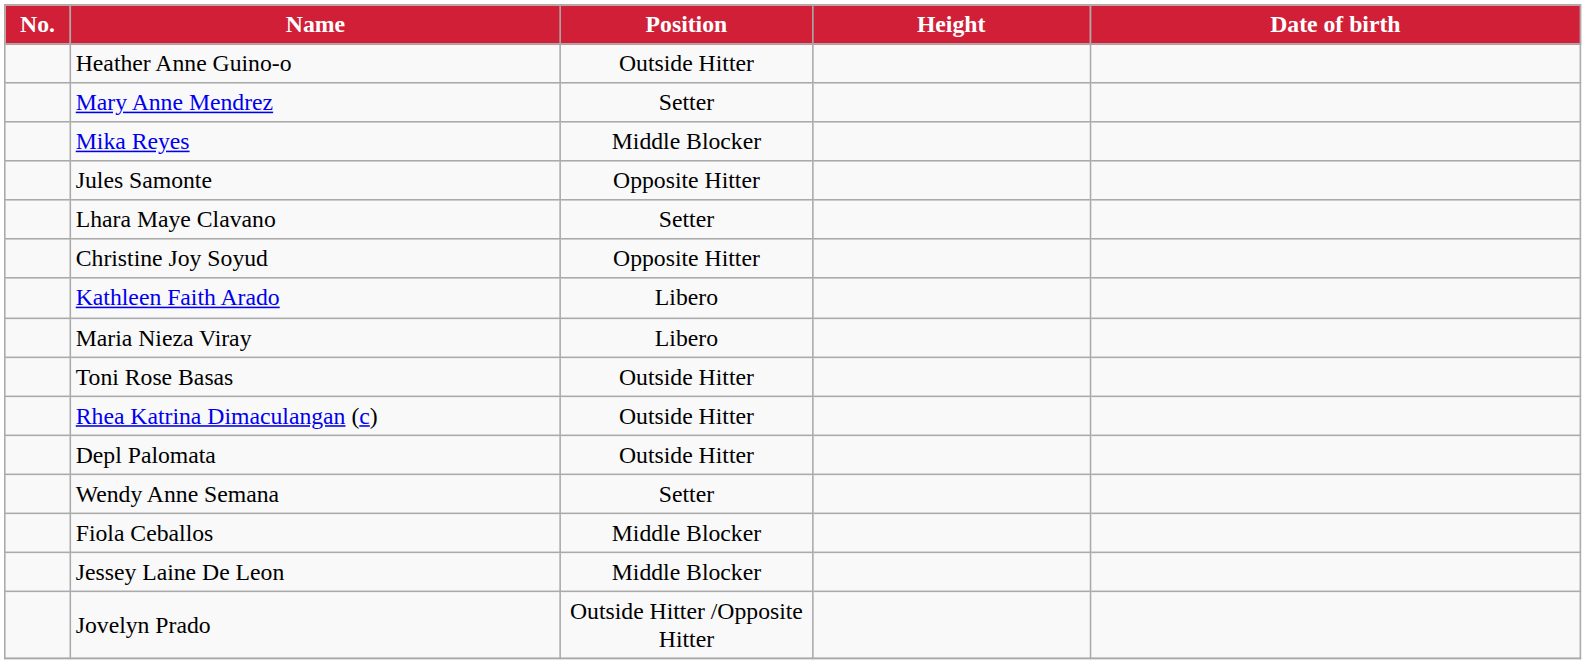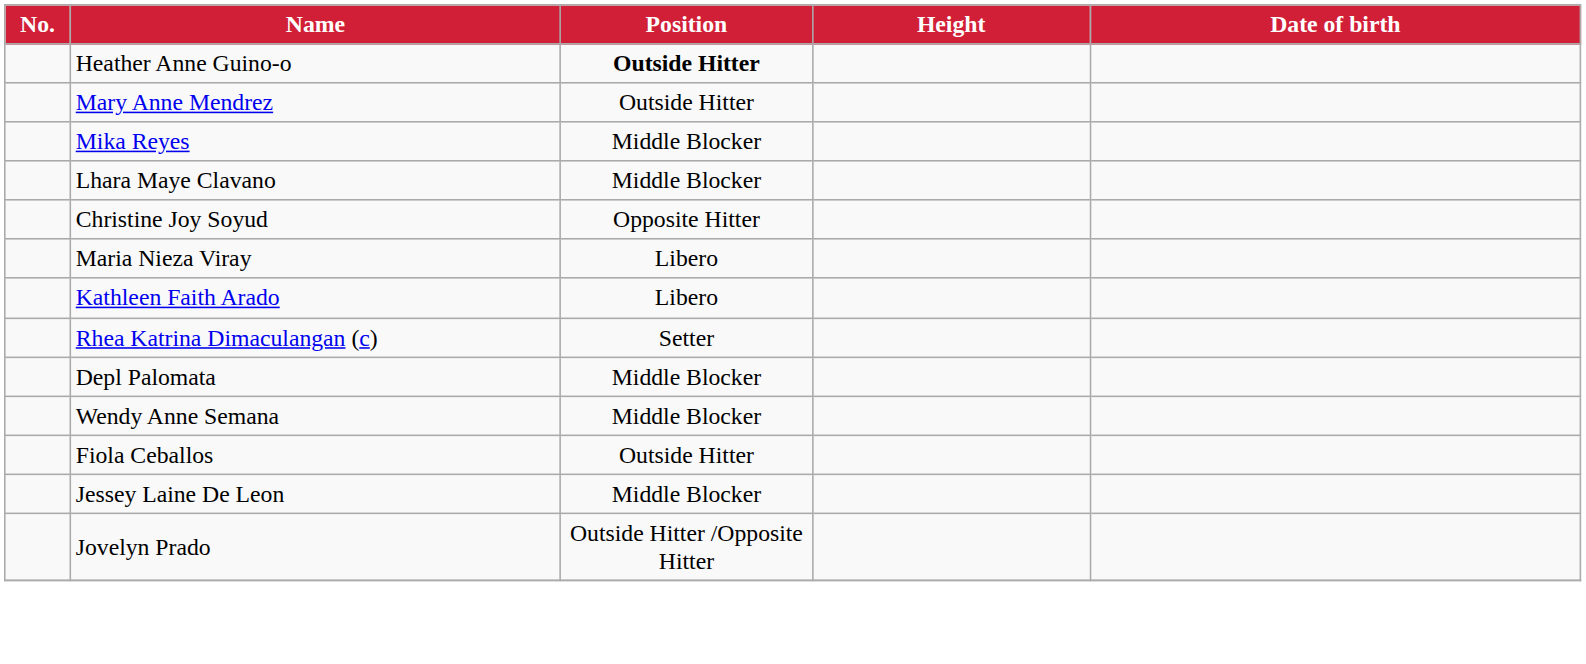(686, 63) normal -> (686, 63) bold
(686, 102) Setter -> (686, 102) Outside Hitter
- row: (144, 180)
(686, 219) Setter -> (686, 180) Middle Blocker
rows swapped: (178, 297) <-> (164, 337)
- row: (155, 376)
(686, 415) Outside Hitter -> (686, 337) Setter
(686, 454) Outside Hitter -> (686, 376) Middle Blocker
(686, 493) Setter -> (686, 415) Middle Blocker
(686, 532) Middle Blocker -> (686, 454) Outside Hitter
